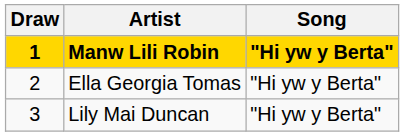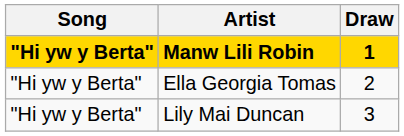columns swapped: (35, 20) <-> (322, 20)
